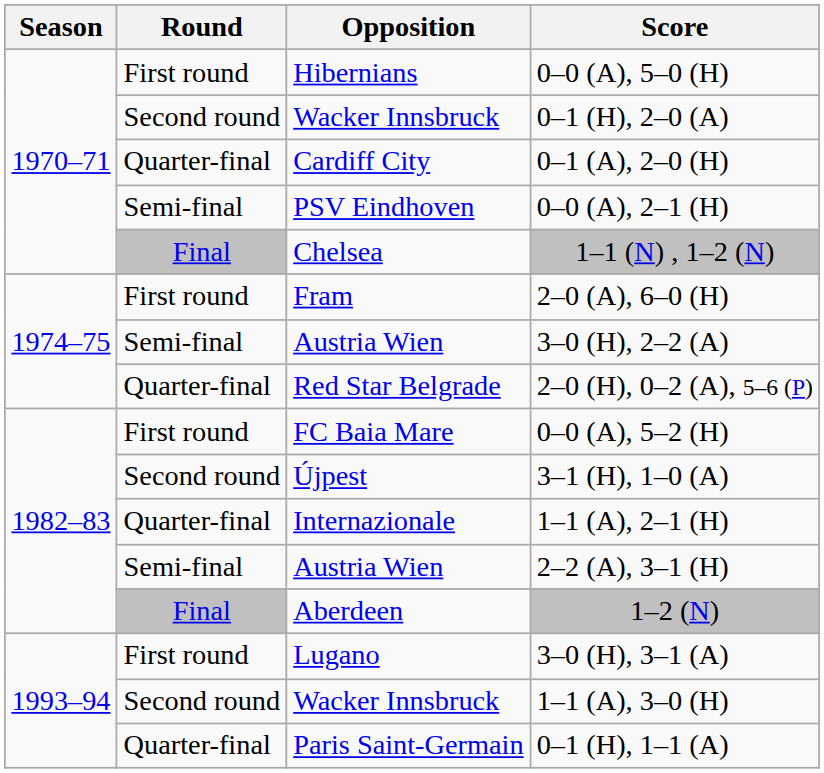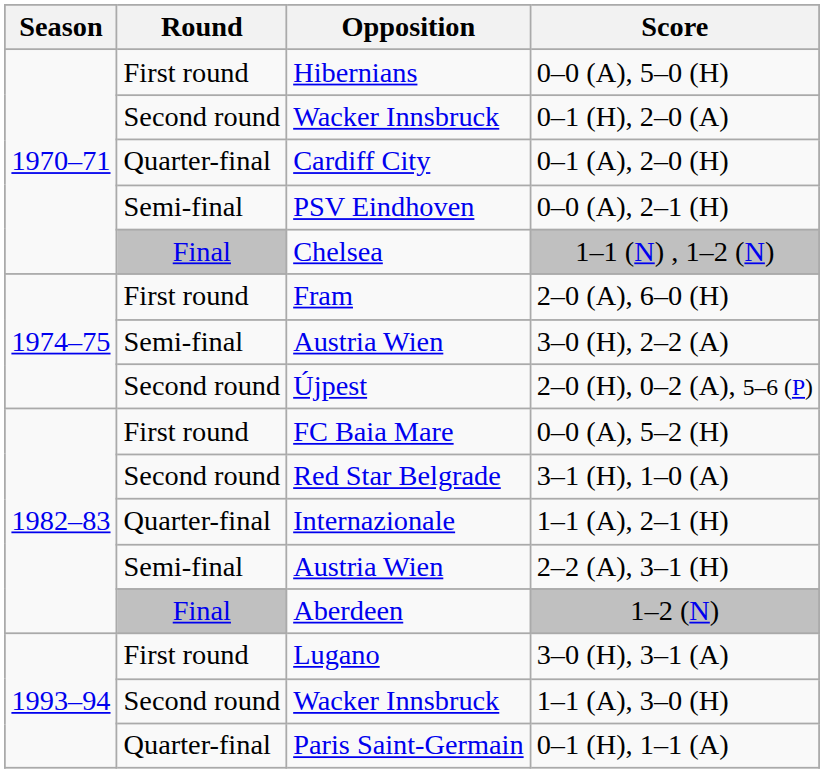(197, 386) Quarter-final -> (202, 386) Second round
(397, 386) Red Star Belgrade -> (330, 386) Újpest
(330, 476) Újpest -> (397, 476) Red Star Belgrade
